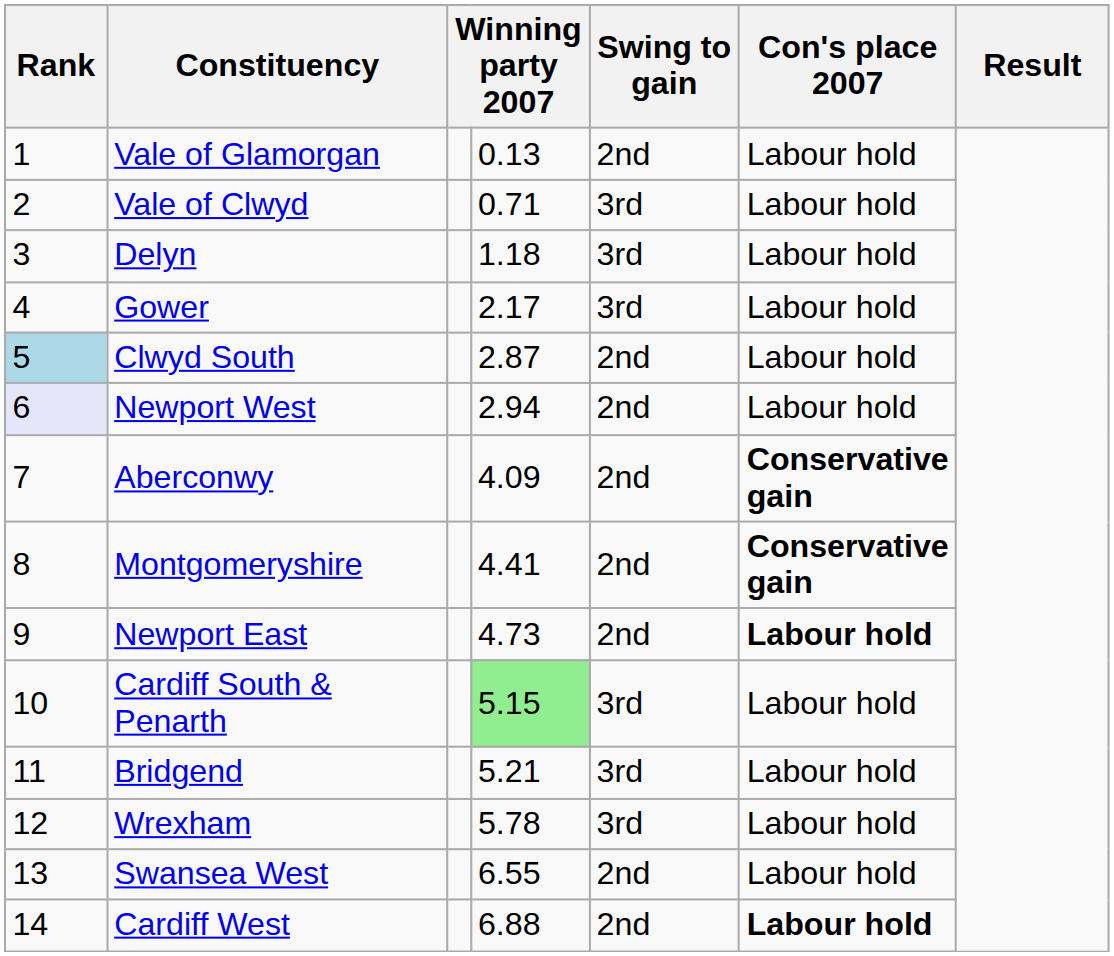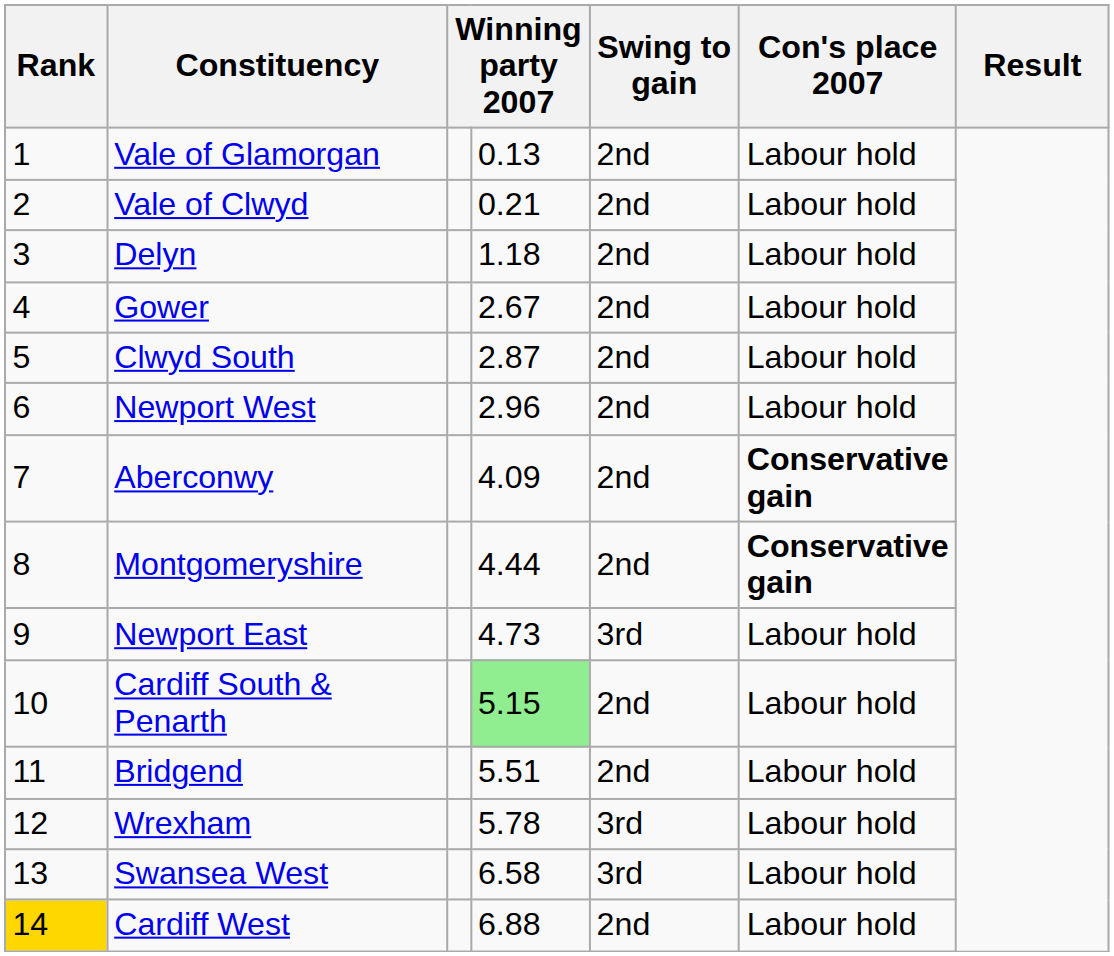(509, 204) 0.71 -> (509, 204) 0.21
(620, 204) 3rd -> (623, 204) 2nd
(620, 255) 3rd -> (623, 255) 2nd
(509, 306) 2.17 -> (509, 306) 2.67
(620, 306) 3rd -> (623, 306) 2nd
(21, 357) lightblue background -> (21, 357) no background
(21, 408) lavender background -> (21, 408) no background
(509, 408) 2.94 -> (509, 408) 2.96
(509, 564) 4.41 -> (509, 564) 4.44
(623, 633) 2nd -> (620, 633) 3rd
(840, 633) bold -> (832, 633) normal
(620, 702) 3rd -> (623, 702) 2nd
(509, 771) 5.21 -> (509, 771) 5.51
(620, 771) 3rd -> (623, 771) 2nd
(509, 873) 6.55 -> (509, 873) 6.58
(623, 873) 2nd -> (620, 873) 3rd
(30, 924) no background -> (30, 924) gold background
(840, 924) bold -> (832, 924) normal
